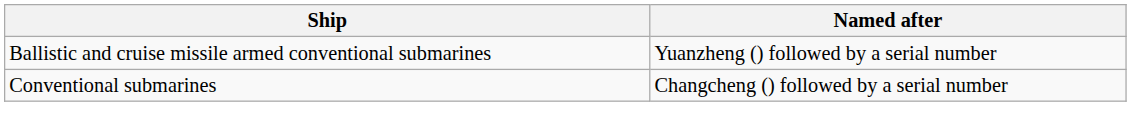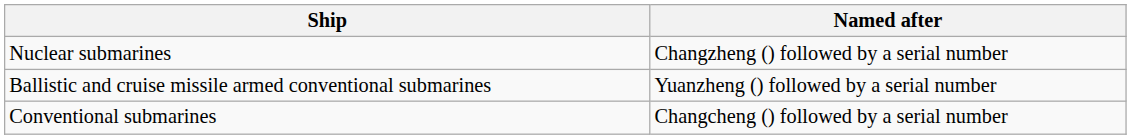+ row: (90, 52)
